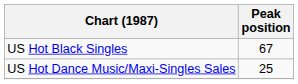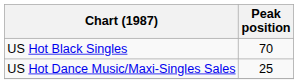(266, 48) 67 -> (266, 48) 70
